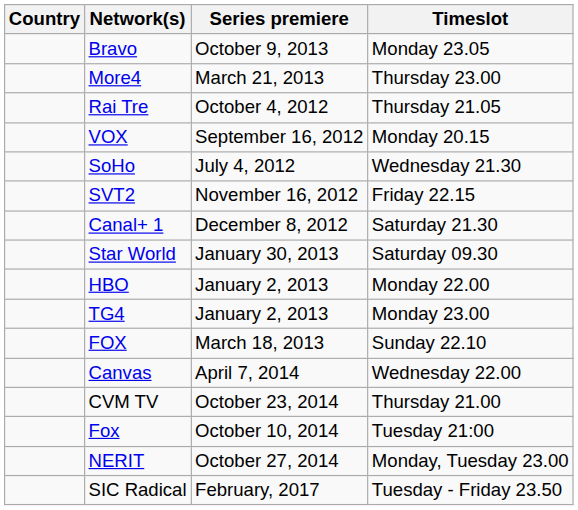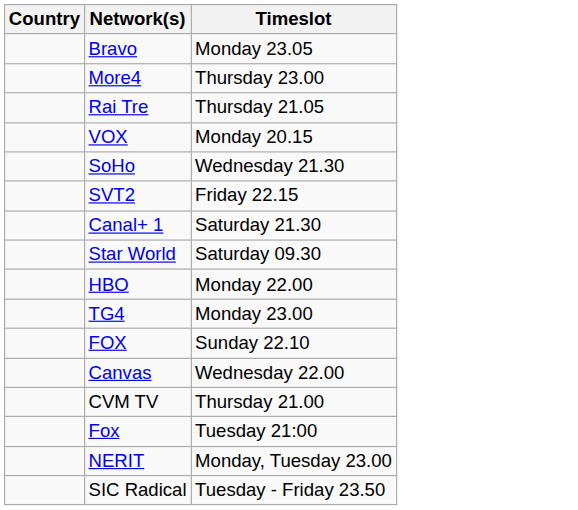- column: (279, 19)
